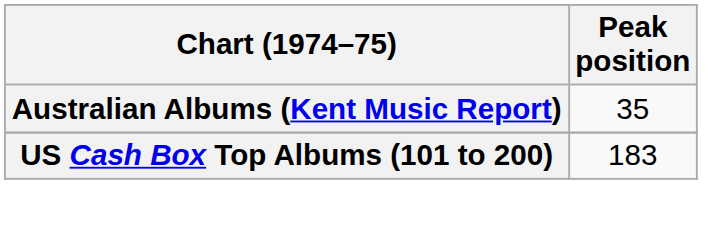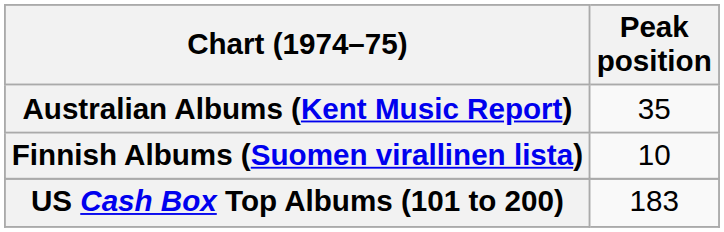+ row: (297, 155)
